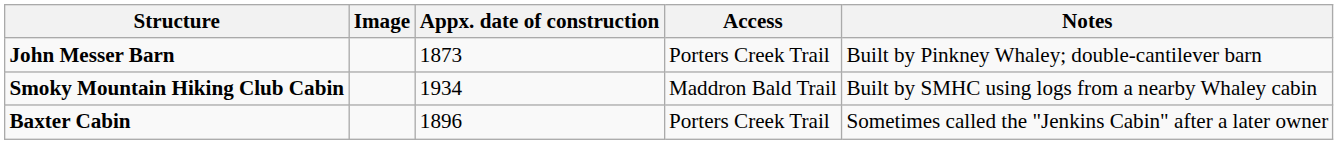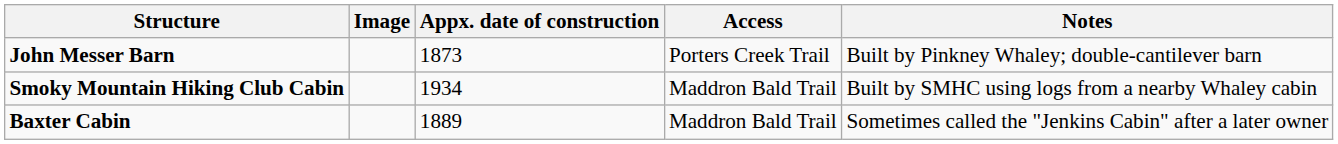(441, 121) 1896 -> (441, 121) 1889
(749, 121) Porters Creek Trail -> (753, 121) Maddron Bald Trail
